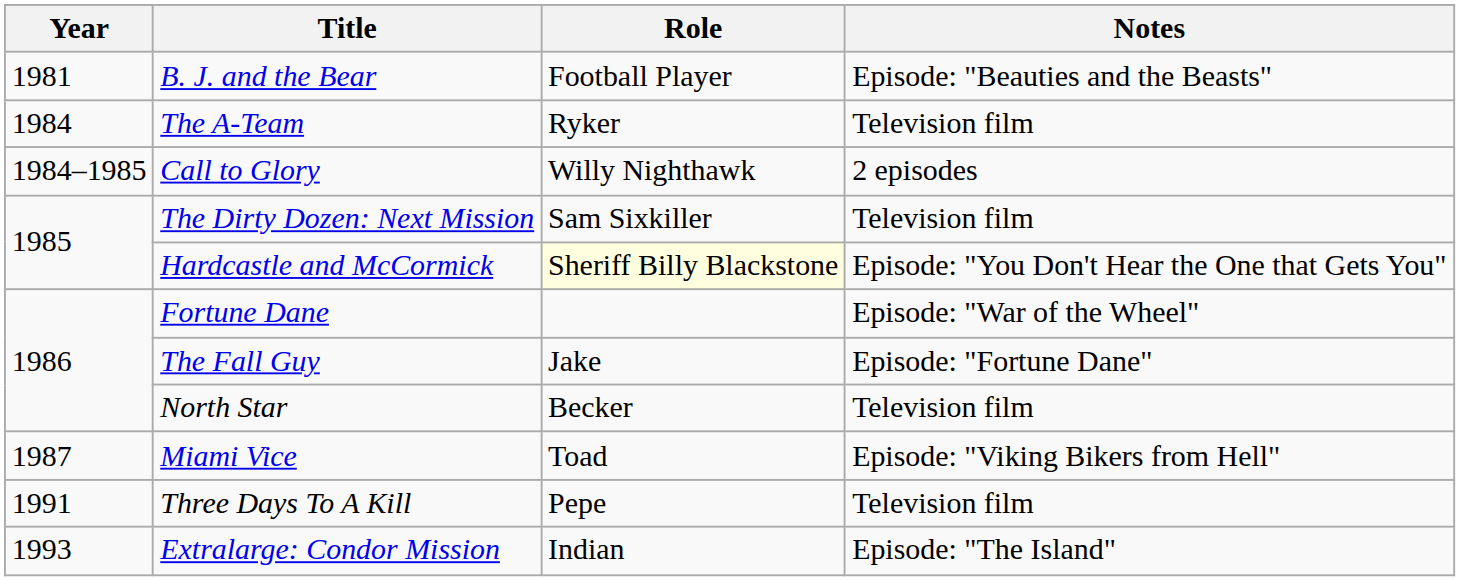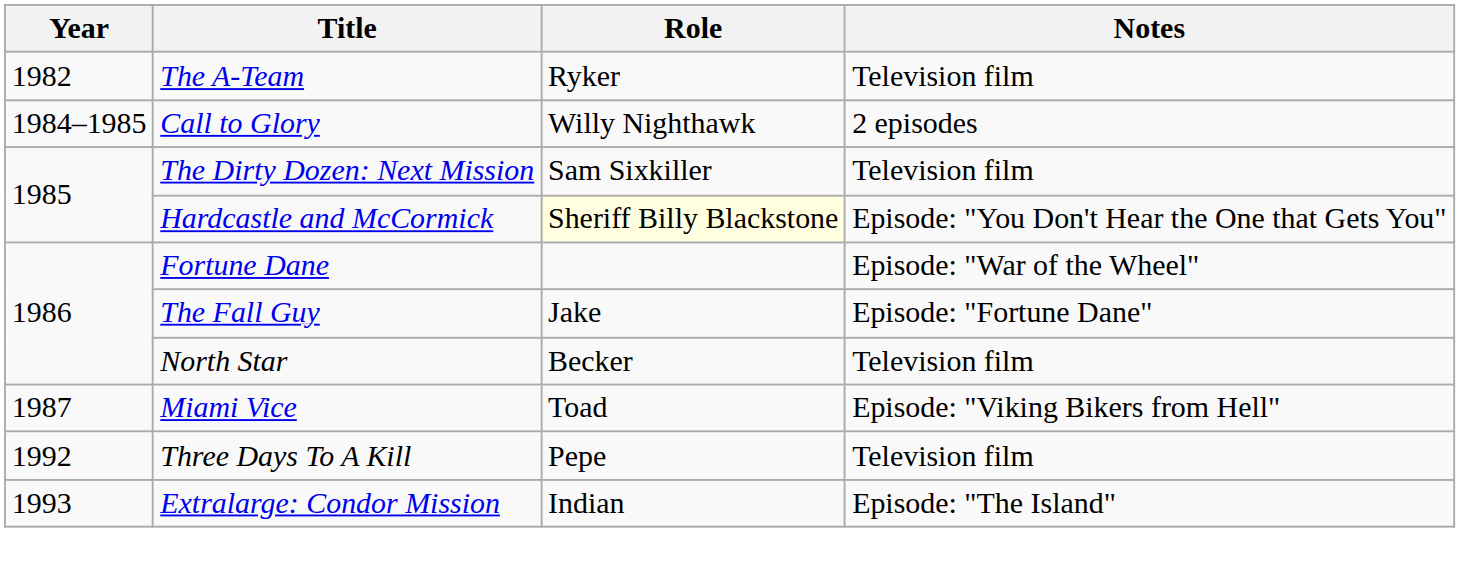- row: (268, 75)
(42, 123) 1984 -> (42, 75) 1982
(42, 502) 1991 -> (42, 455) 1992
